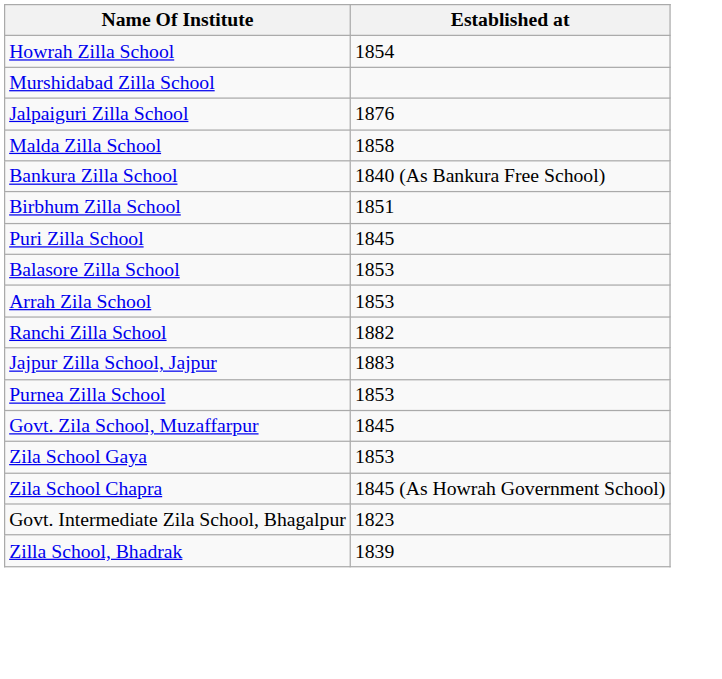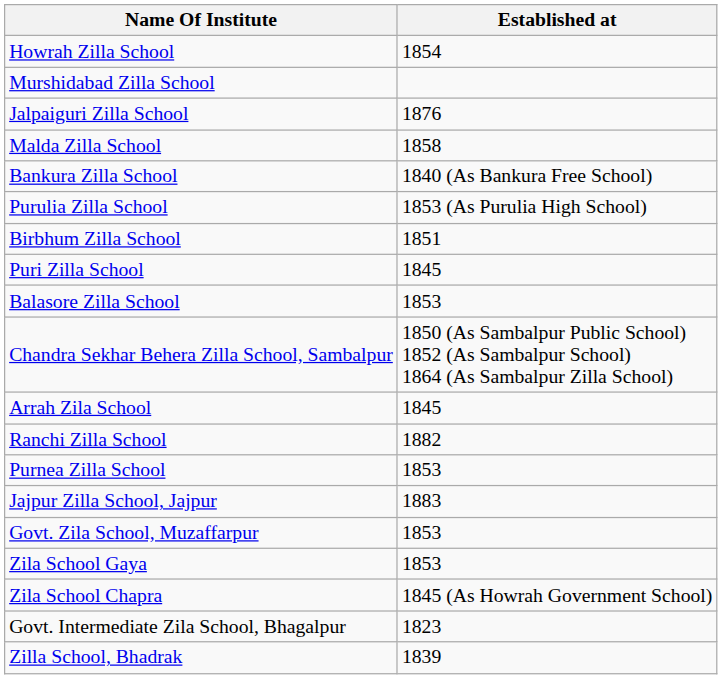+ row: (88, 207)
+ row: (201, 354)
(375, 301) 1853 -> (422, 407) 1845
rows swapped: (87, 394) <-> (113, 363)
(375, 425) 1845 -> (422, 532) 1853
